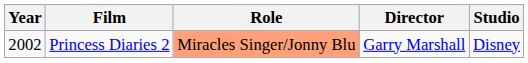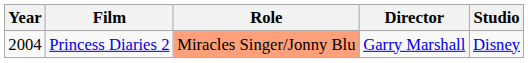(25, 44) 2002 -> (25, 44) 2004
